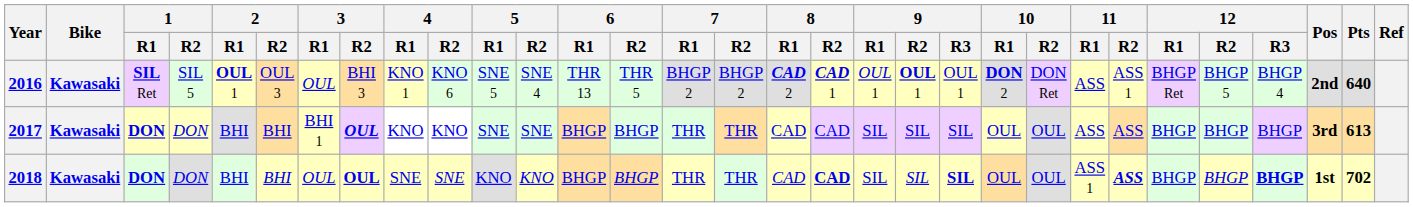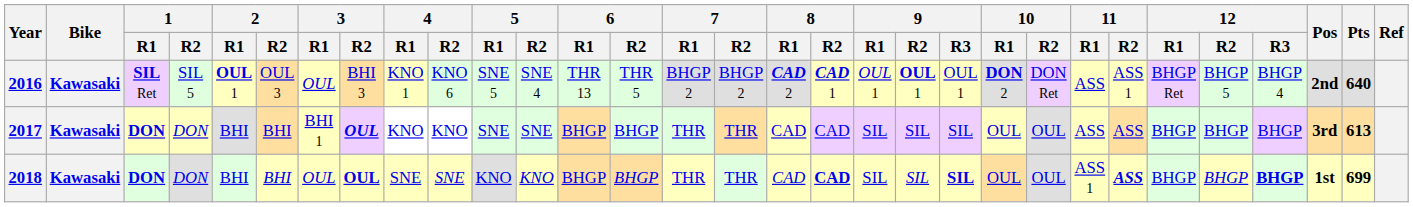(1359, 178) 702 -> (1359, 178) 699
